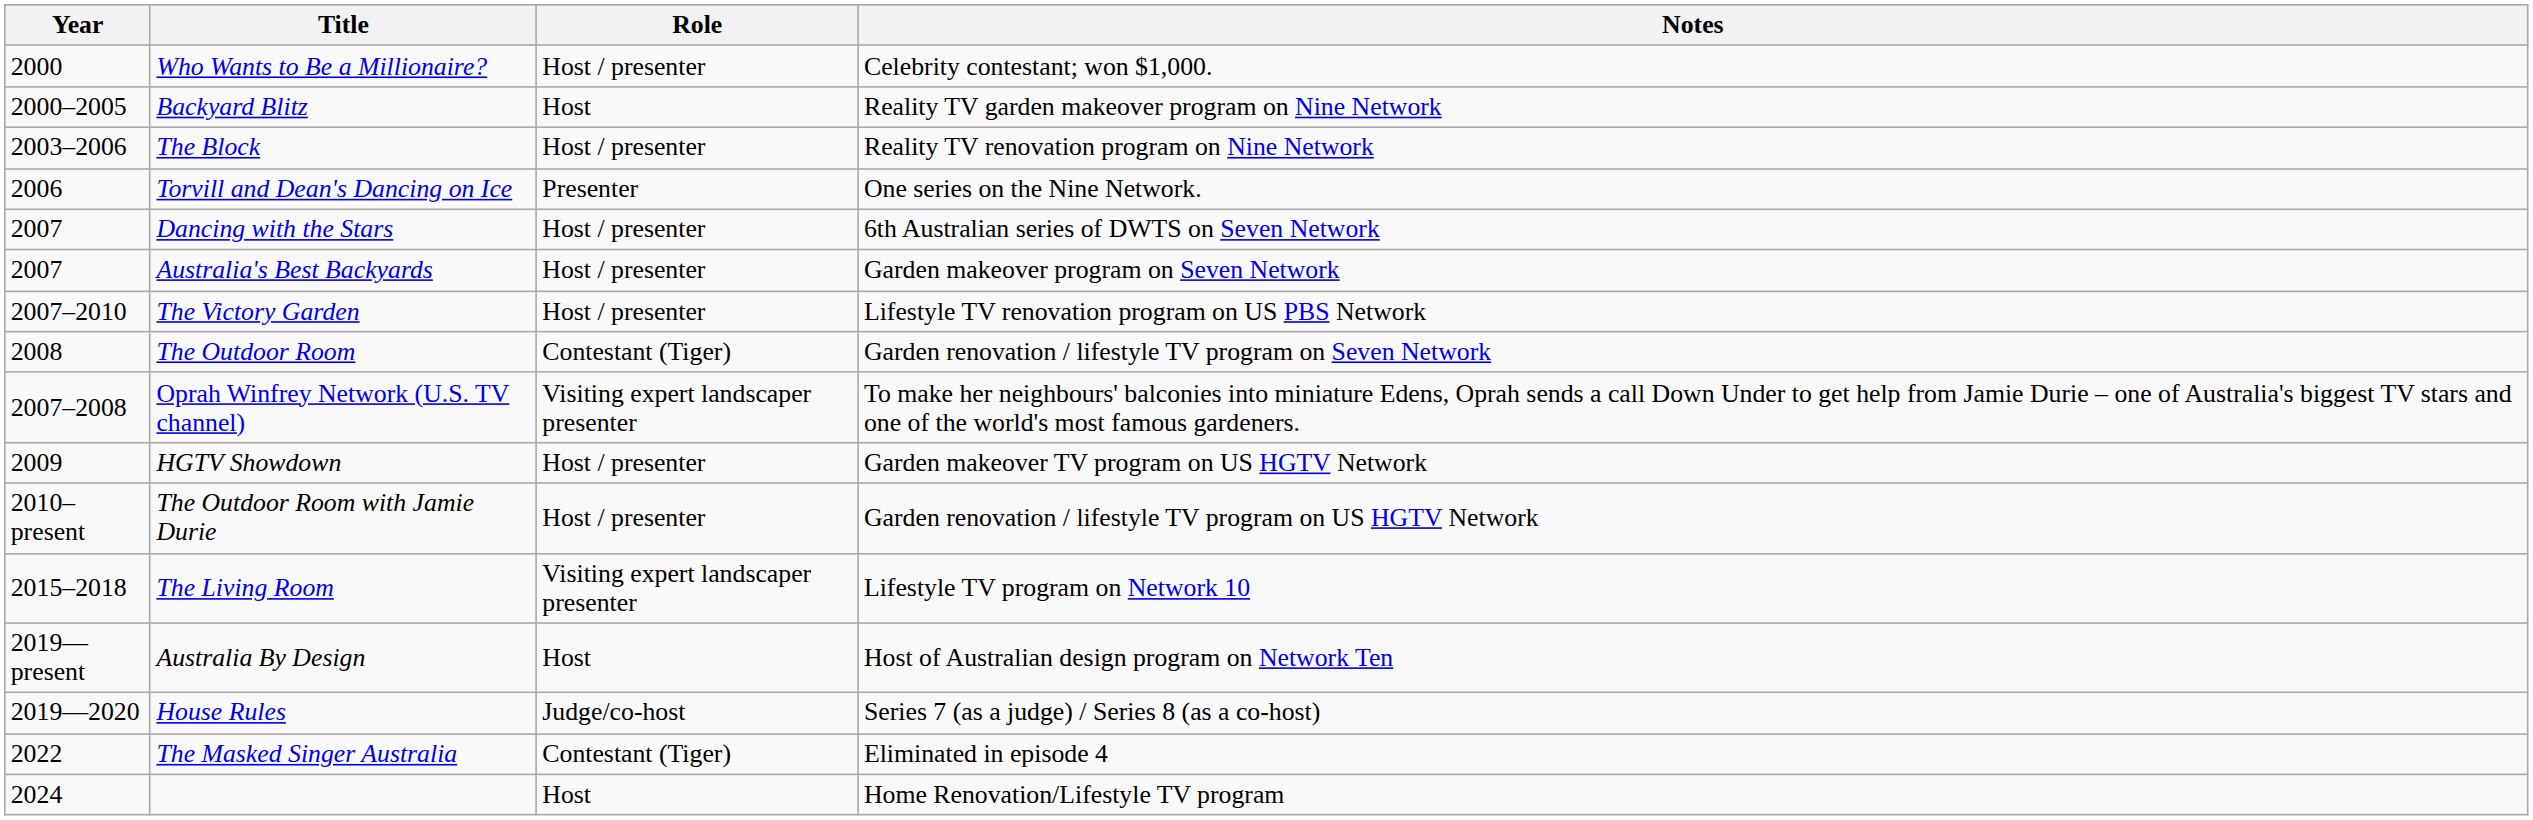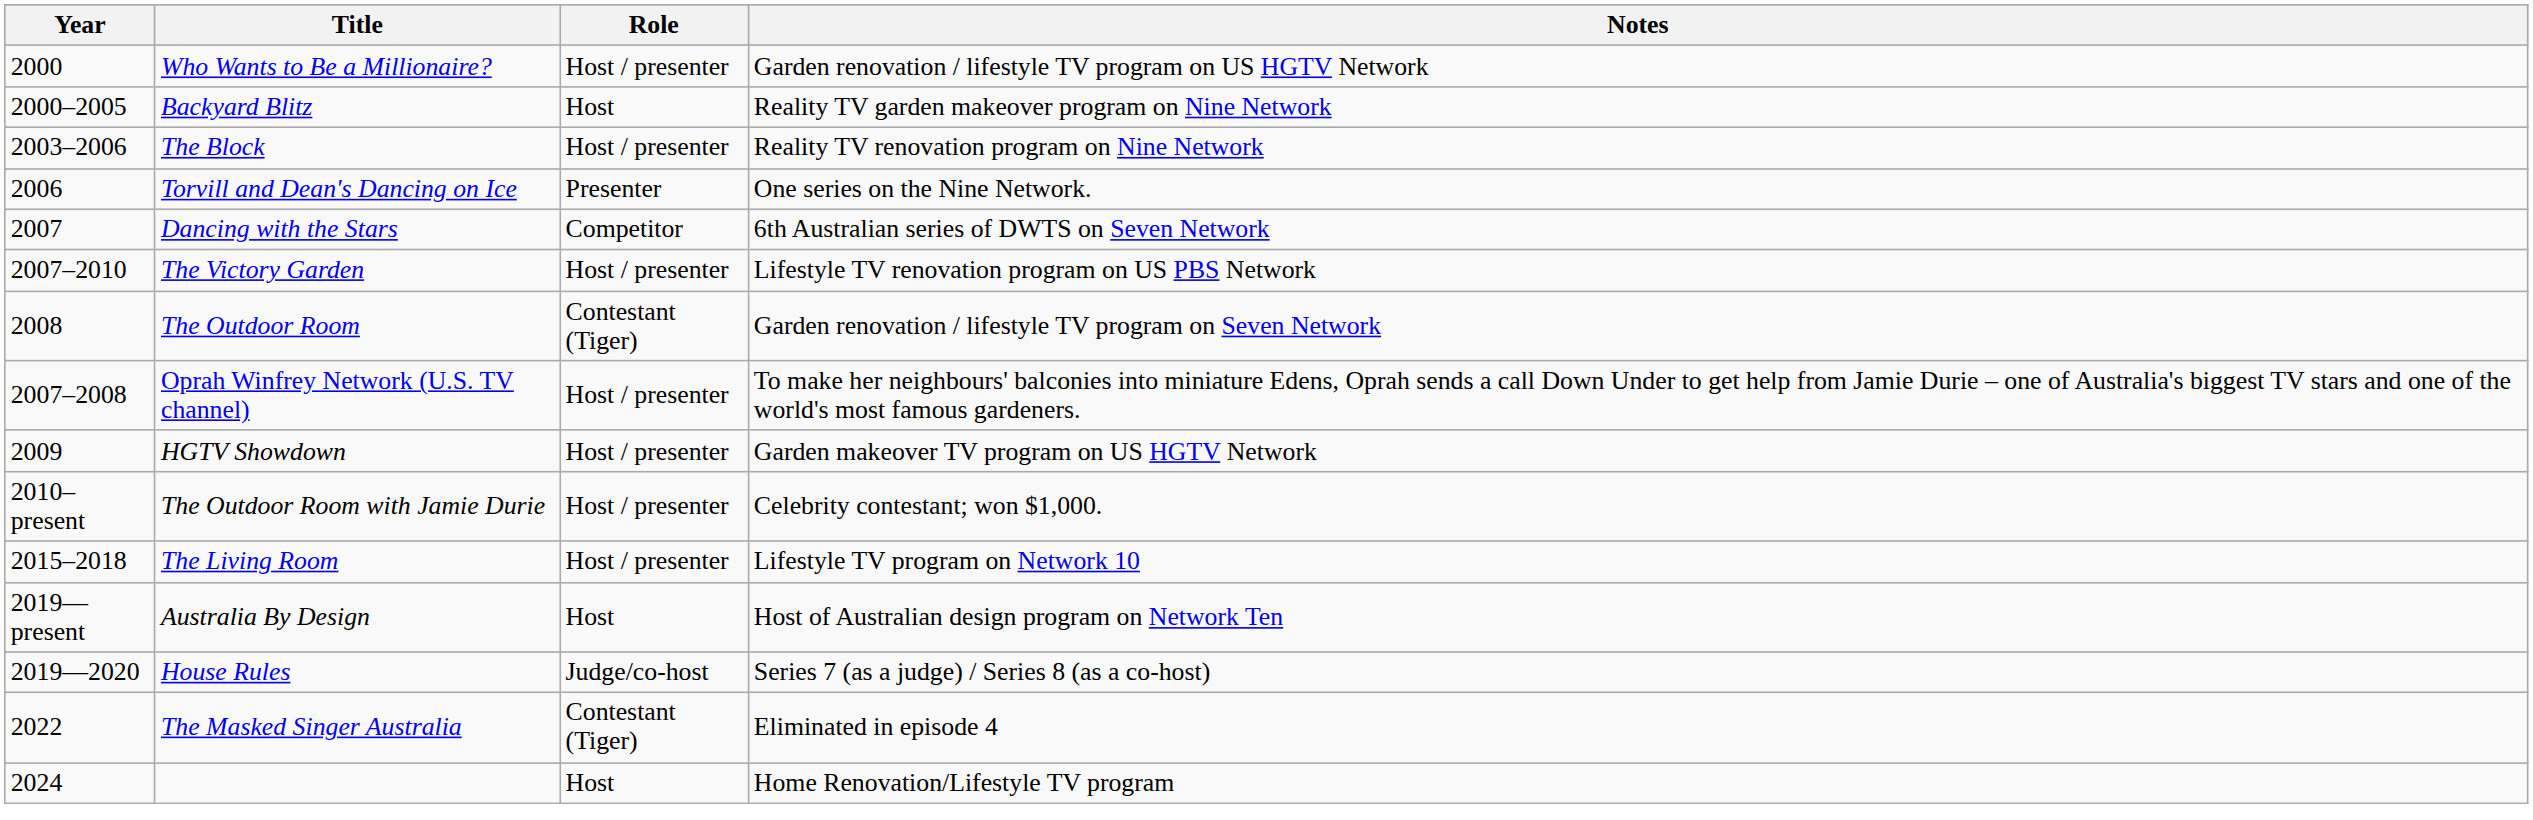(1038, 65) Celebrity contestant; won $1,000. -> (1091, 65) Garden renovation / lifestyle TV program on US HGTV Network
(624, 229) Host / presenter -> (624, 229) Competitor
- row: (295, 270)
(677, 407) Visiting expert landscaper presenter -> (647, 395) Host / presenter
(1201, 517) Garden renovation / lifestyle TV program on US HGTV Network -> (928, 505) Celebrity contestant; won $1,000.
(677, 587) Visiting expert landscaper presenter -> (647, 561) Host / presenter
